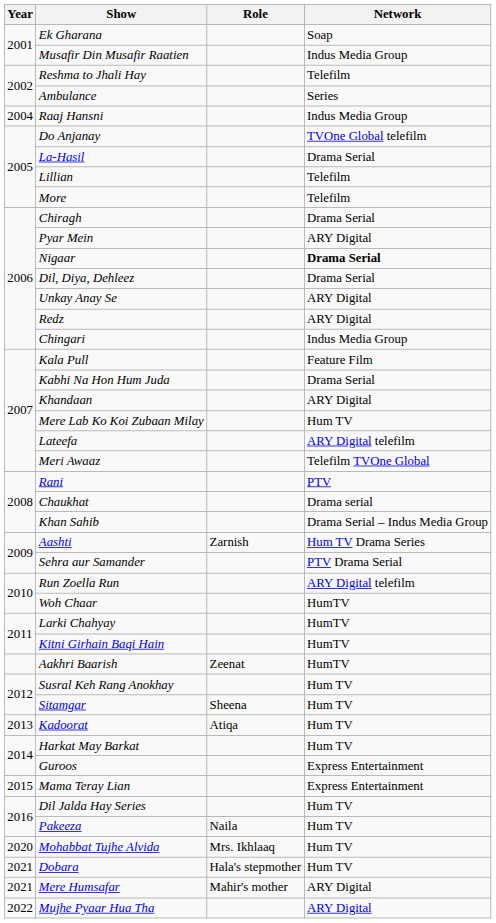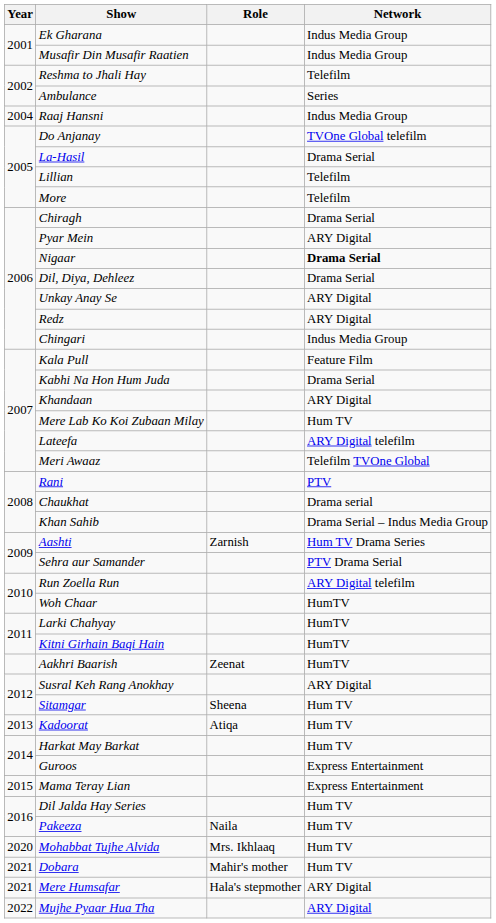(320, 34) Soap -> (357, 34) Indus Media Group
(330, 684) Hum TV -> (339, 684) ARY Digital
(255, 867) Hala's stepmother -> (249, 867) Mahir's mother
(249, 887) Mahir's mother -> (255, 887) Hala's stepmother
